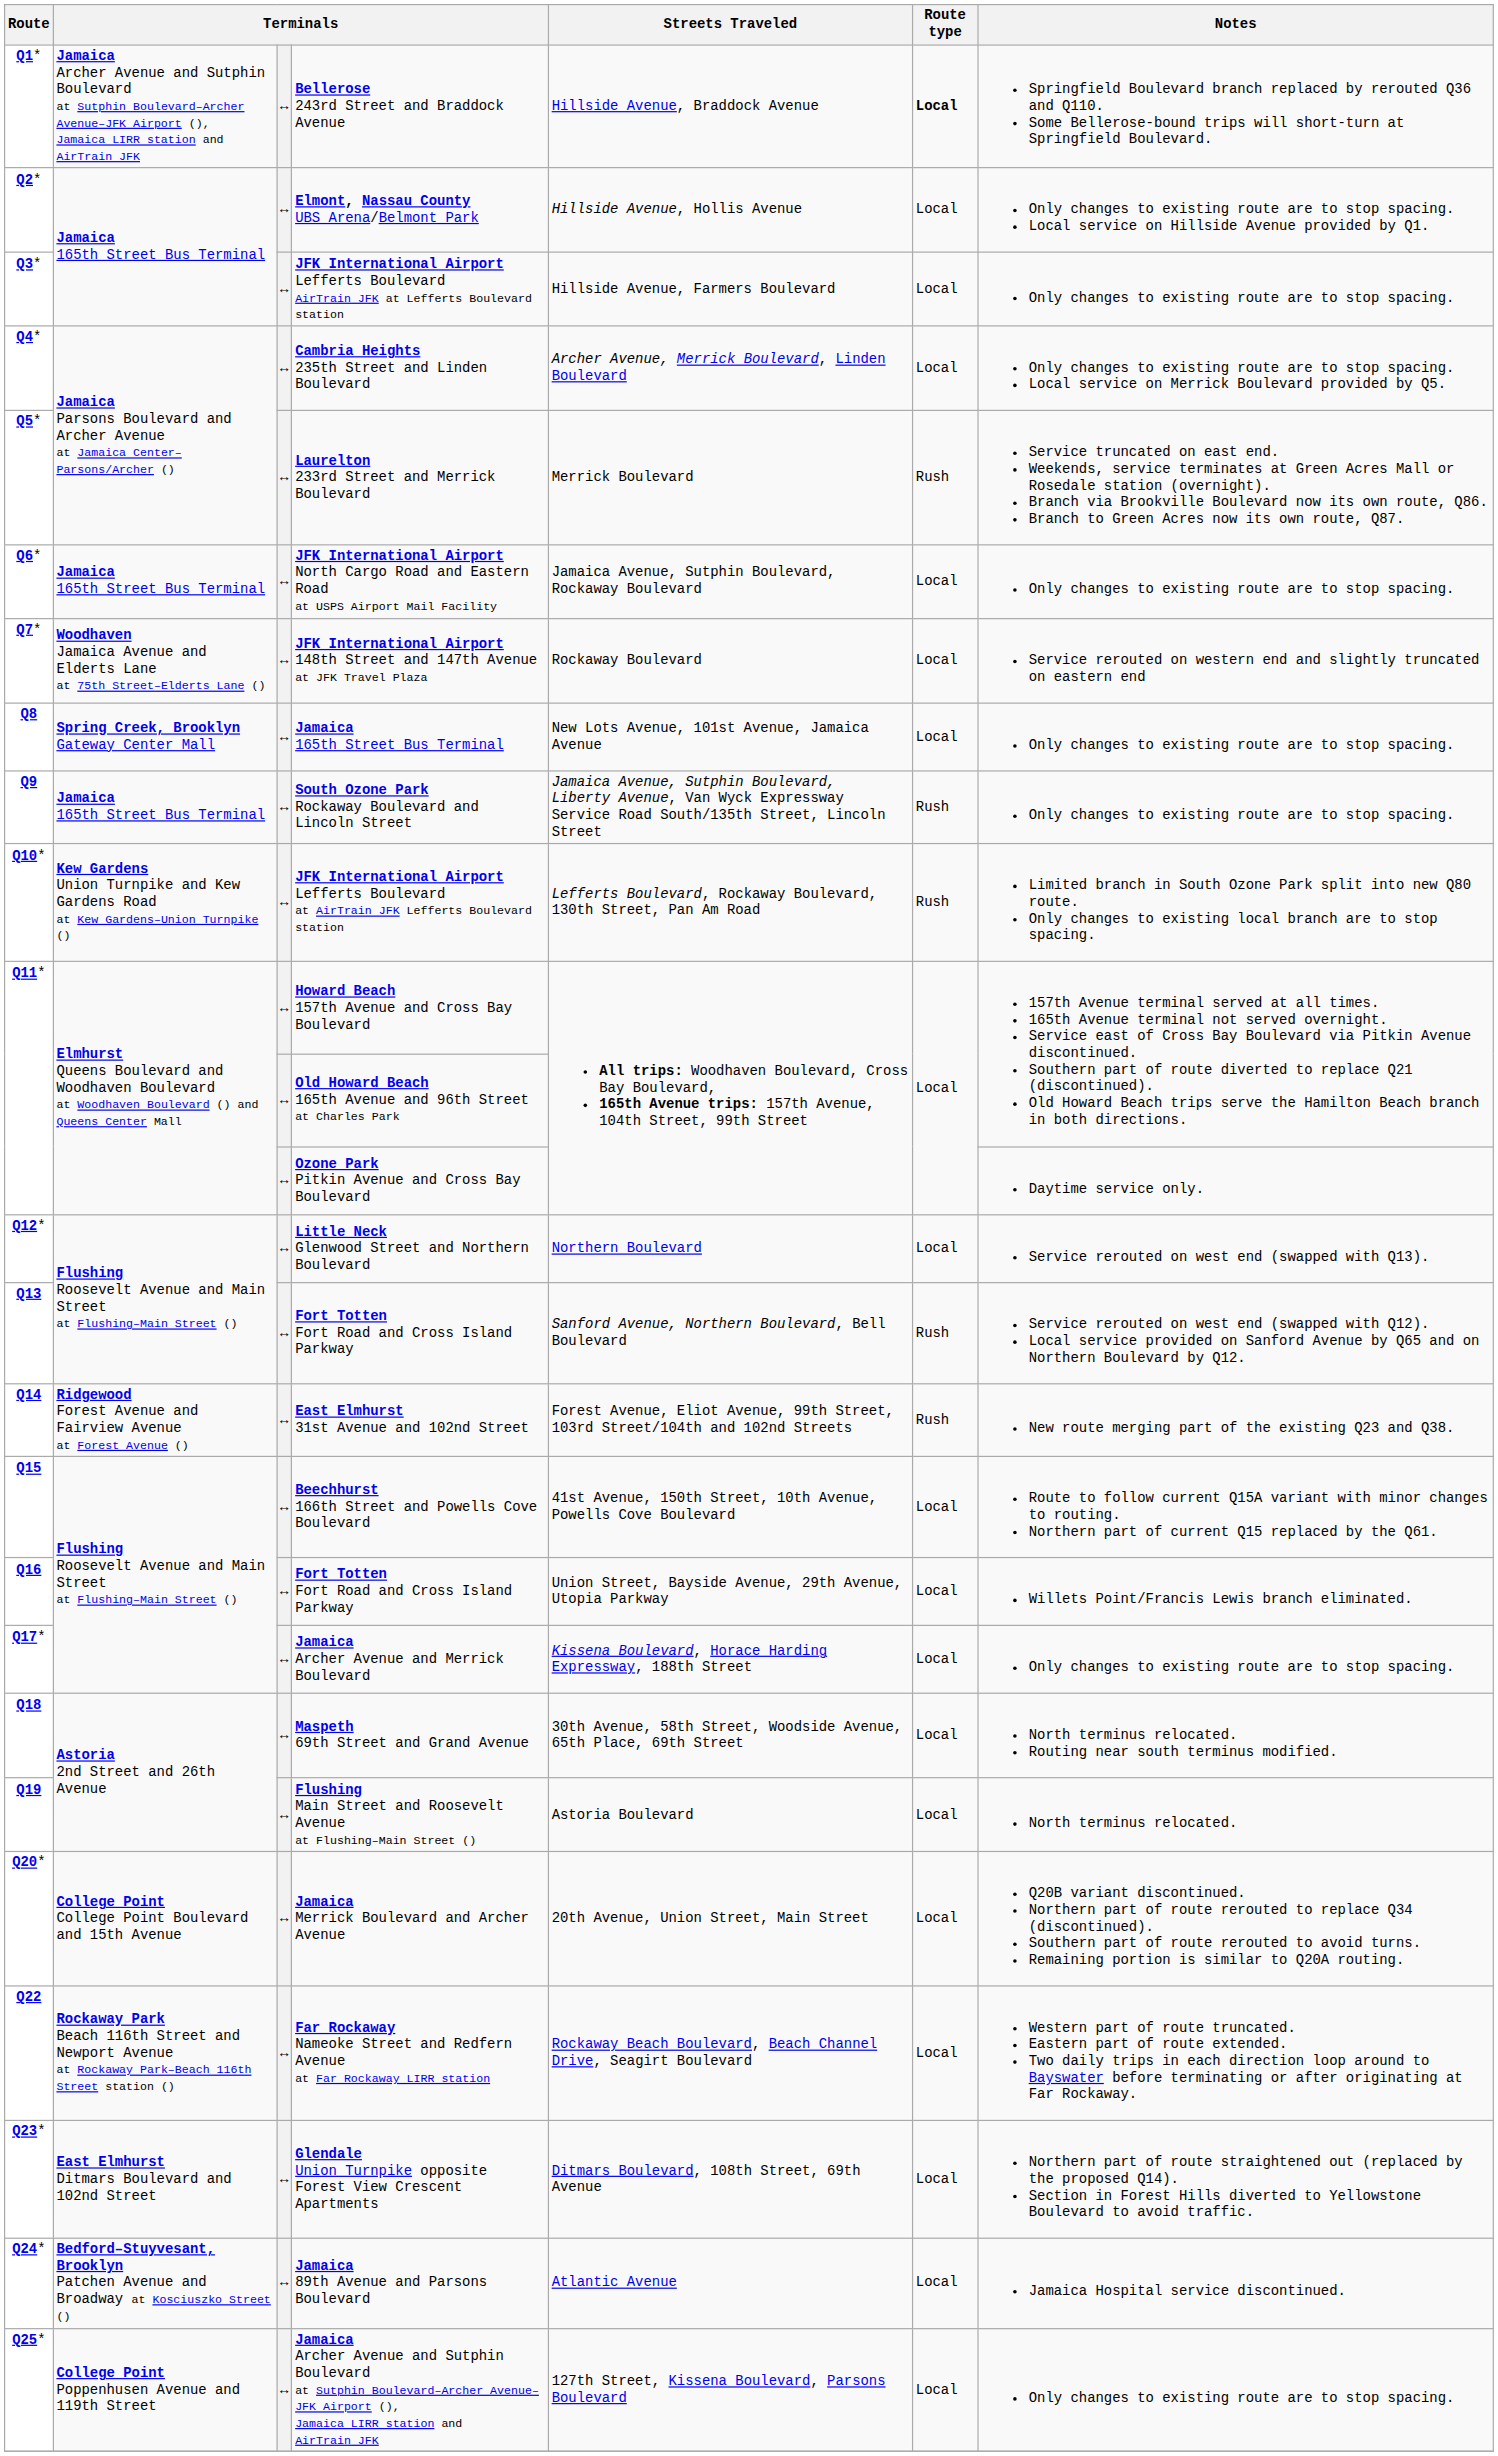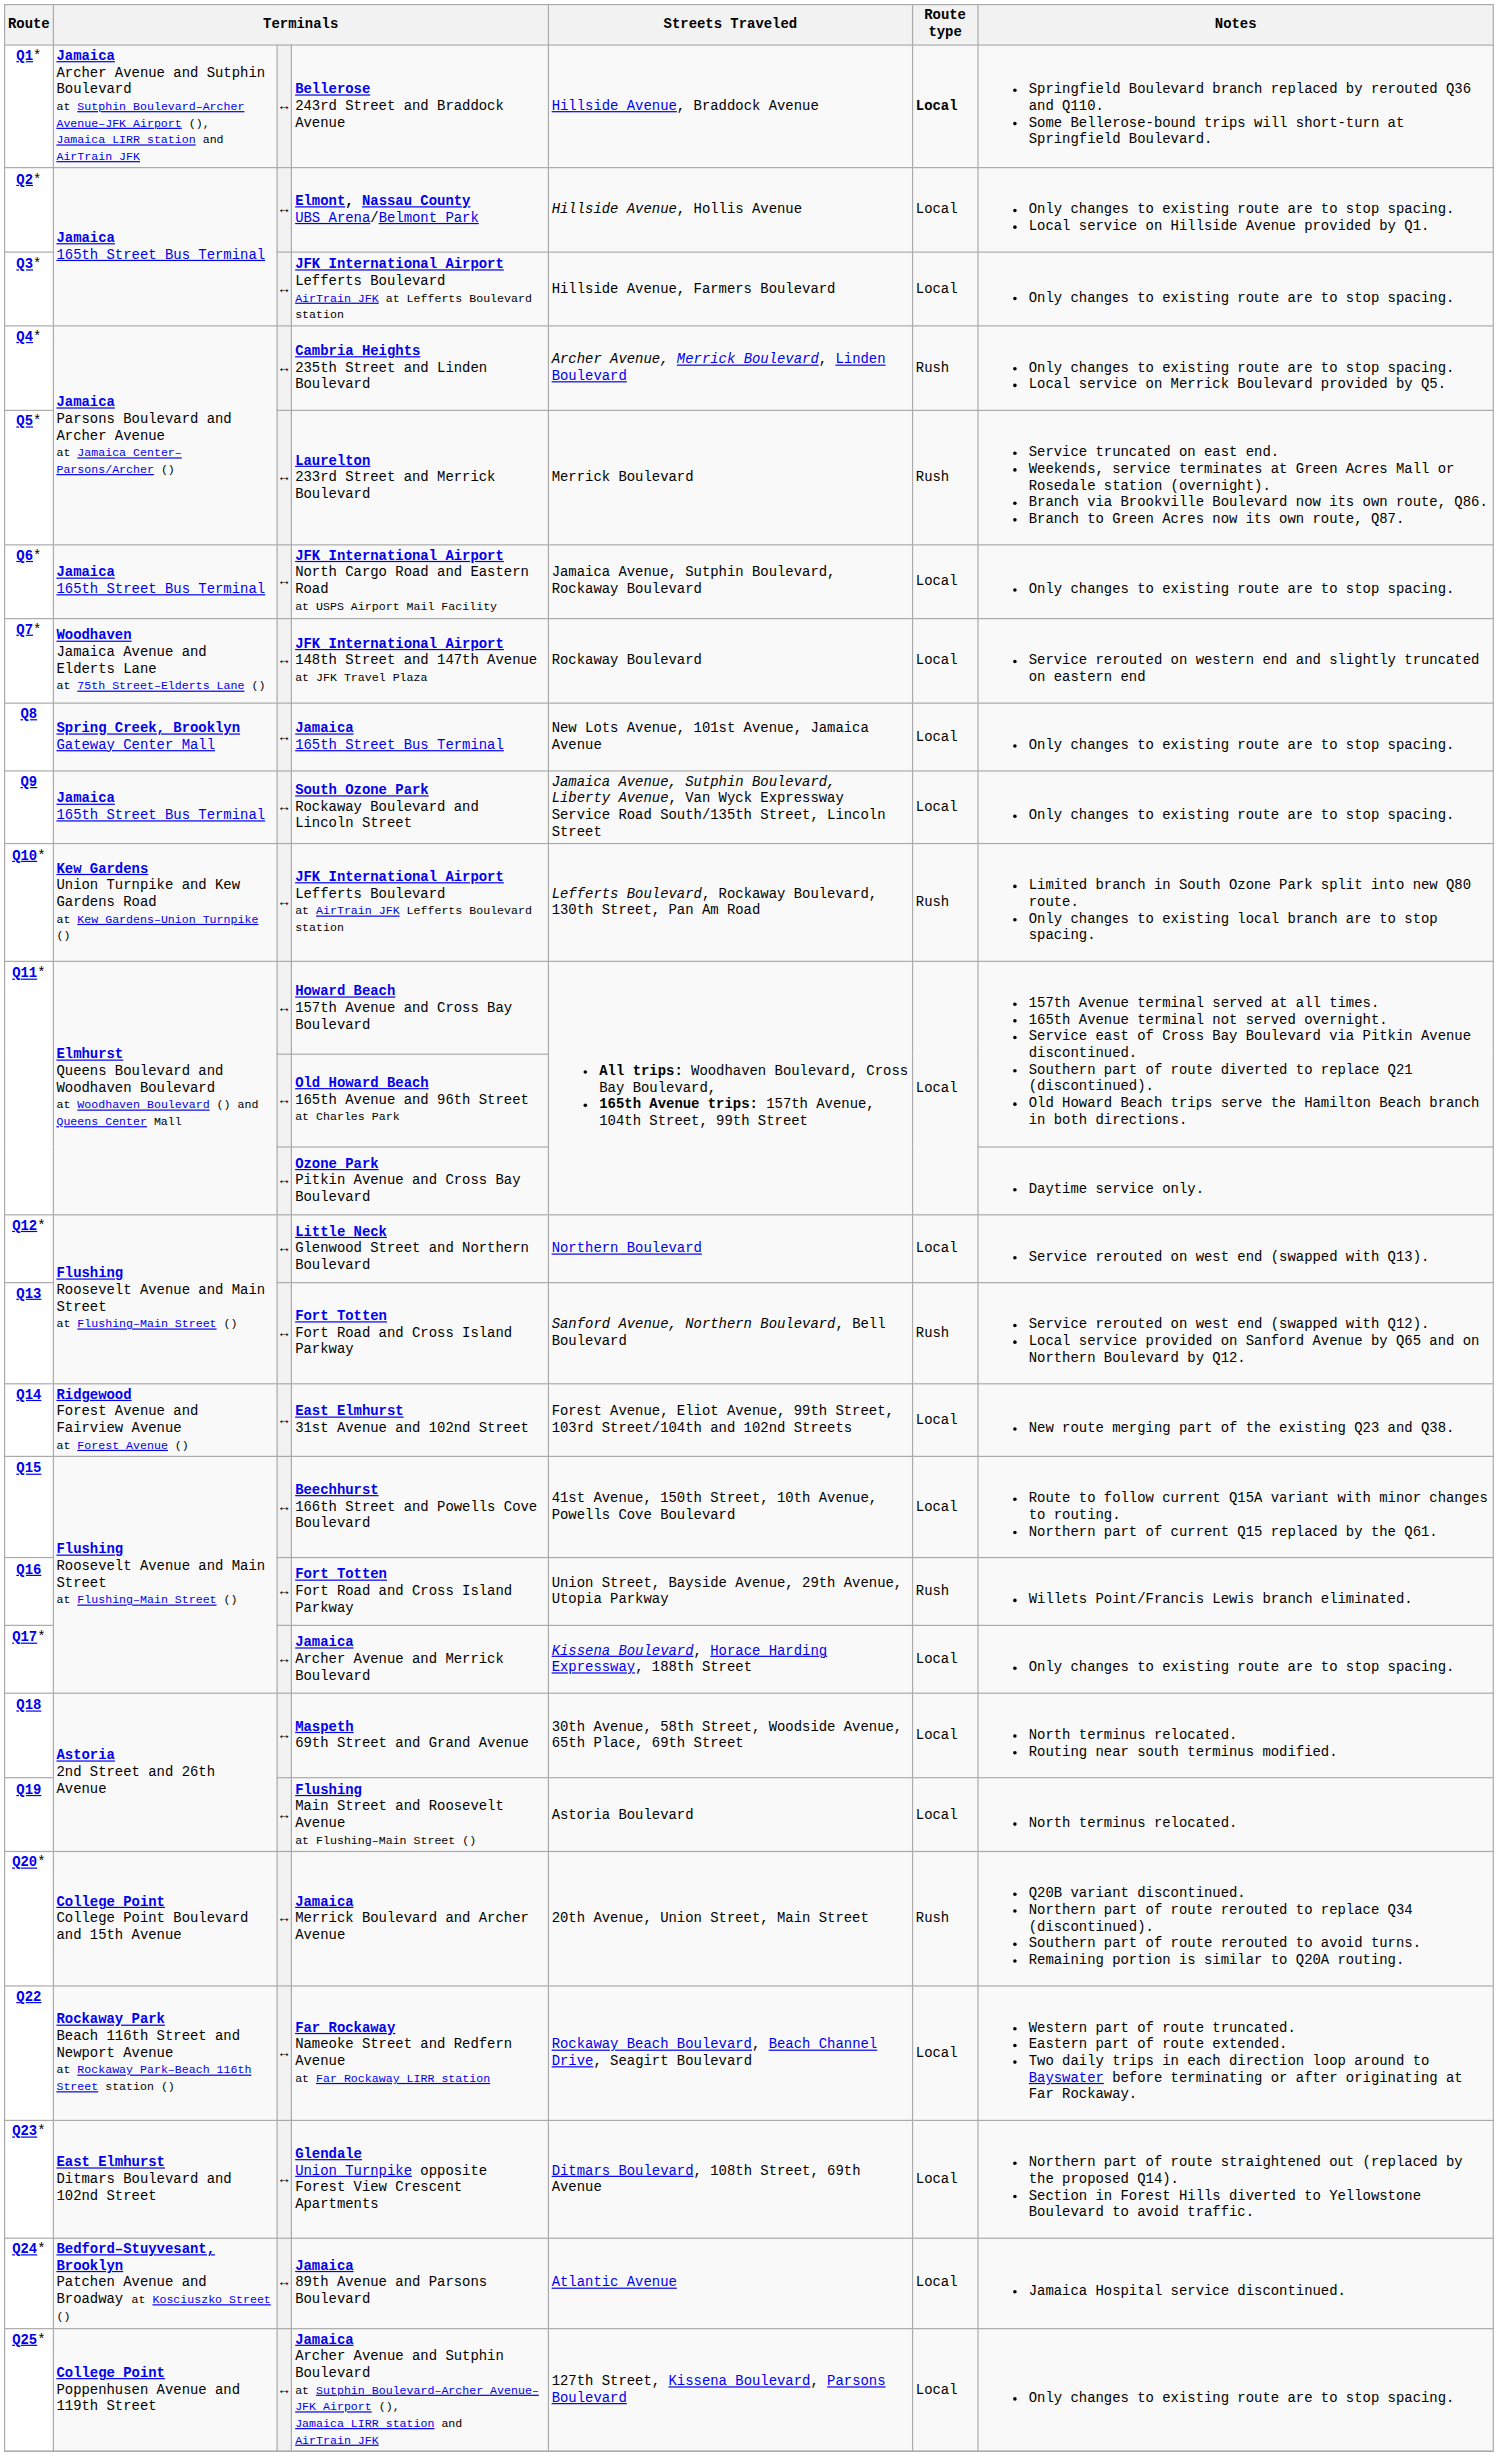(937, 368) Local -> (933, 368) Rush
(933, 807) Rush -> (937, 807) Local
(933, 1420) Rush -> (937, 1420) Local
(937, 1592) Local -> (933, 1592) Rush
(937, 1918) Local -> (933, 1918) Rush
